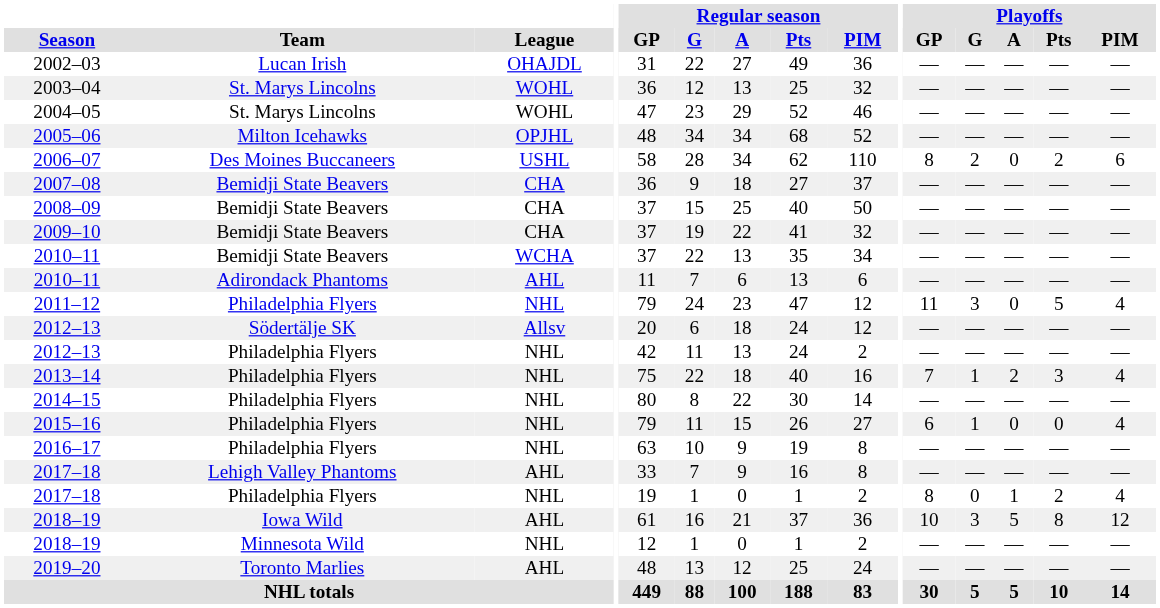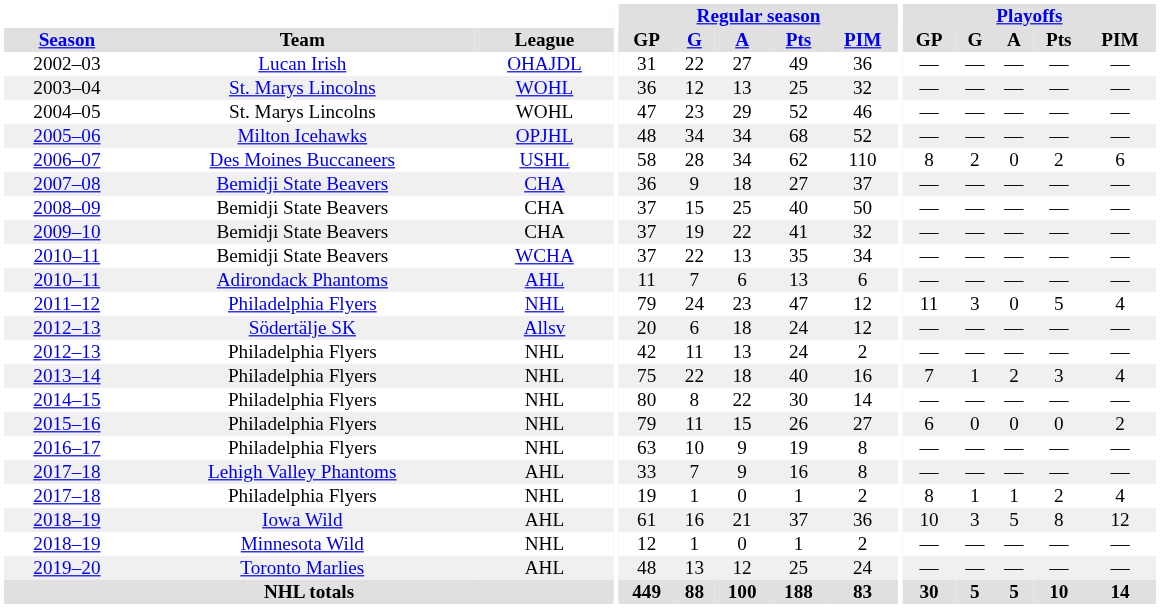(975, 423) 1 -> (975, 423) 0
(1120, 423) 4 -> (1120, 423) 2
(975, 495) 0 -> (975, 495) 1
